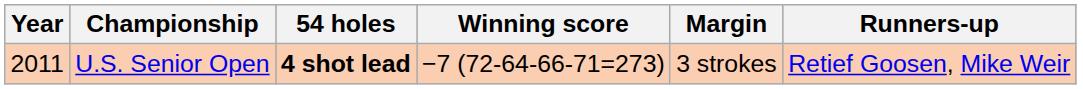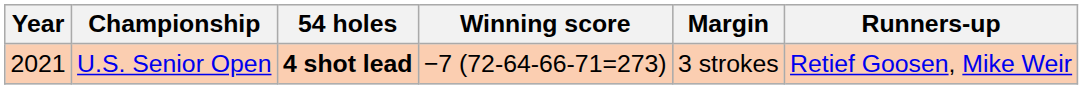(37, 63) 2011 -> (38, 63) 2021
